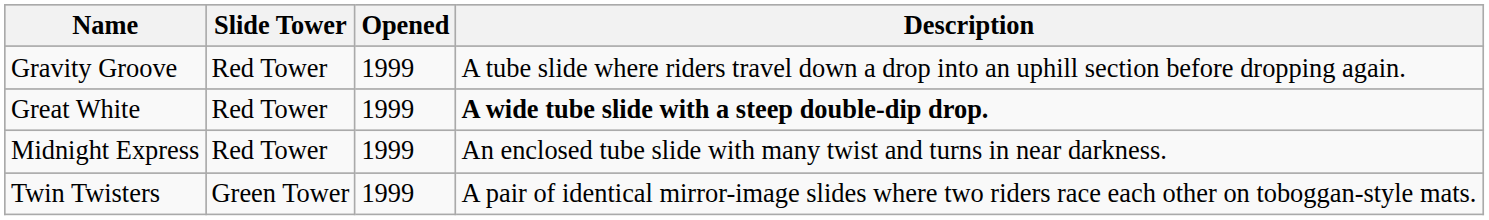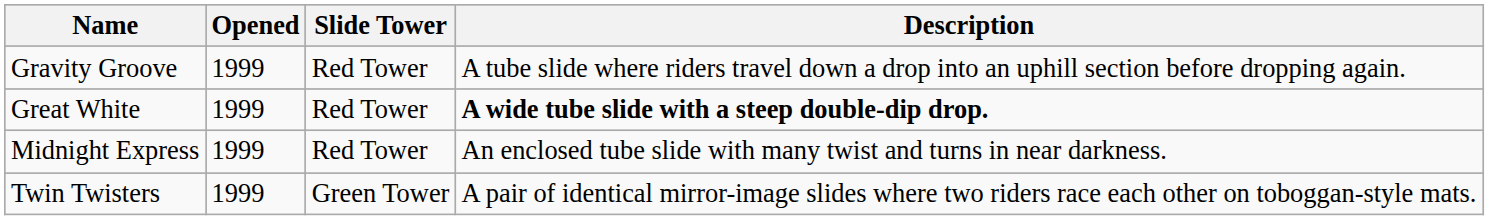columns swapped: (405, 25) <-> (280, 25)
